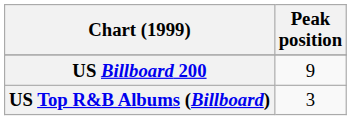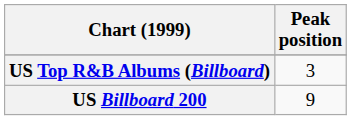rows swapped: (139, 70) <-> (139, 99)
